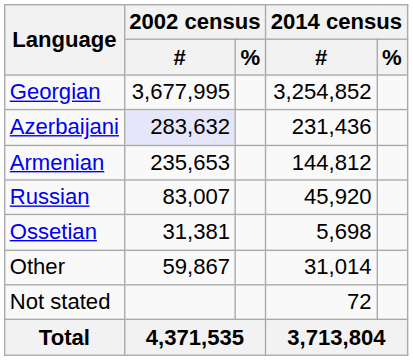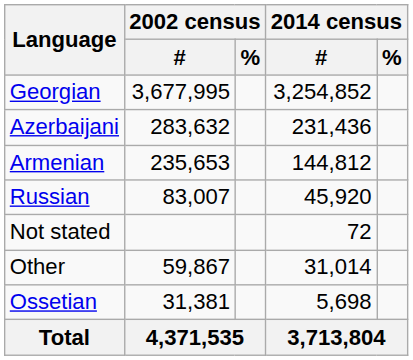(190, 127) lavender background -> (190, 127) no background
rows swapped: (53, 232) <-> (60, 302)
